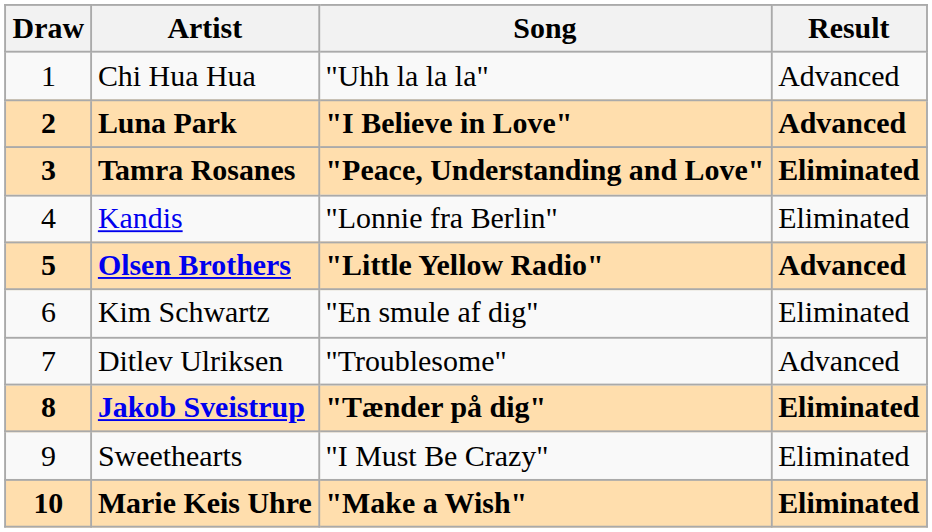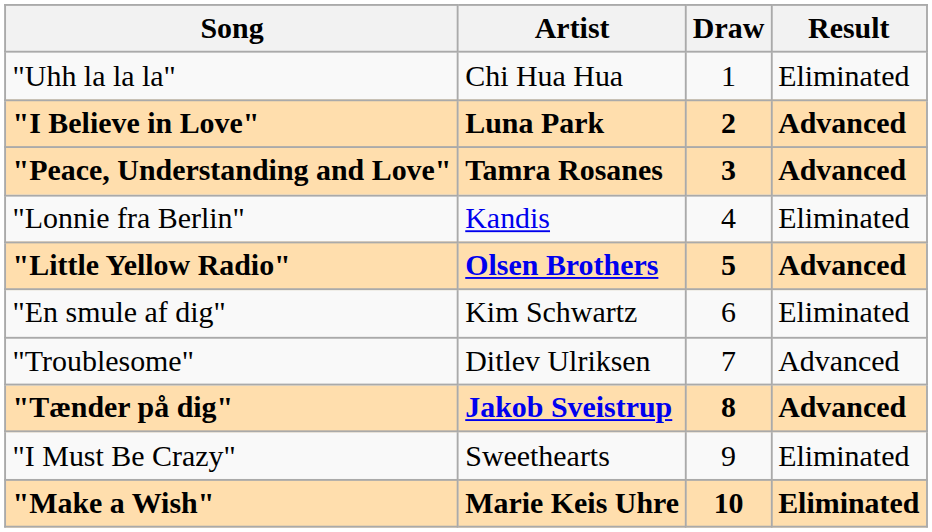columns swapped: (48, 28) <-> (545, 28)
(839, 75) Advanced -> (844, 75) Eliminated
(849, 170) Eliminated -> (842, 170) Advanced
(849, 407) Eliminated -> (842, 407) Advanced
